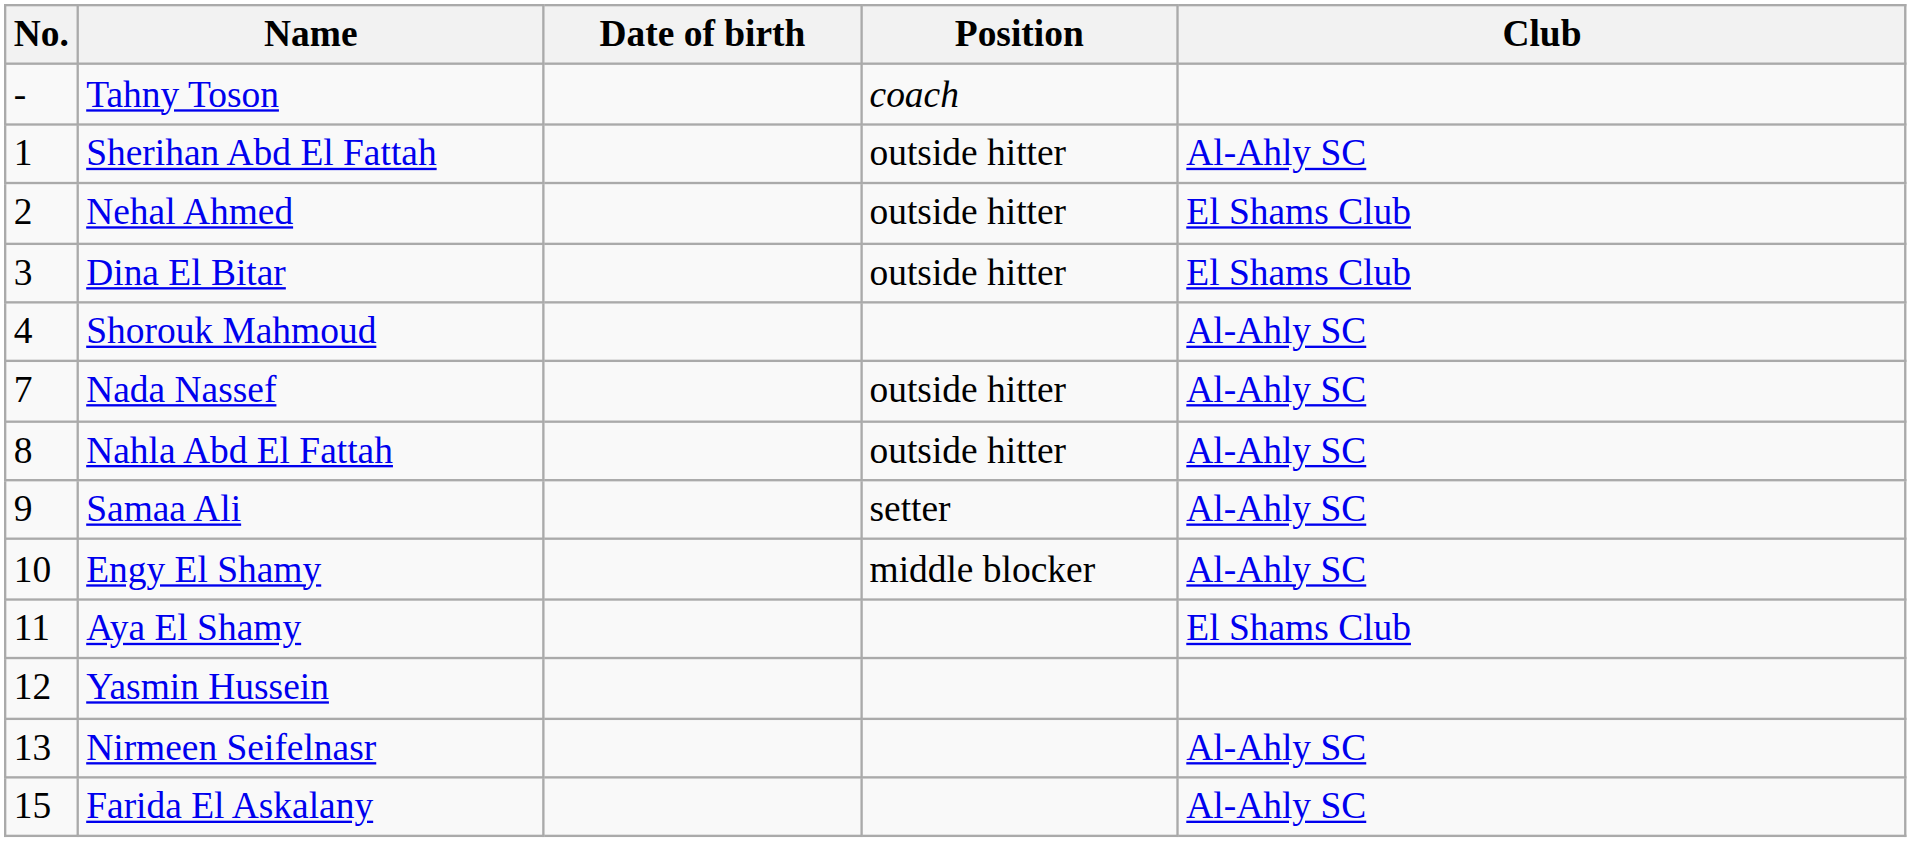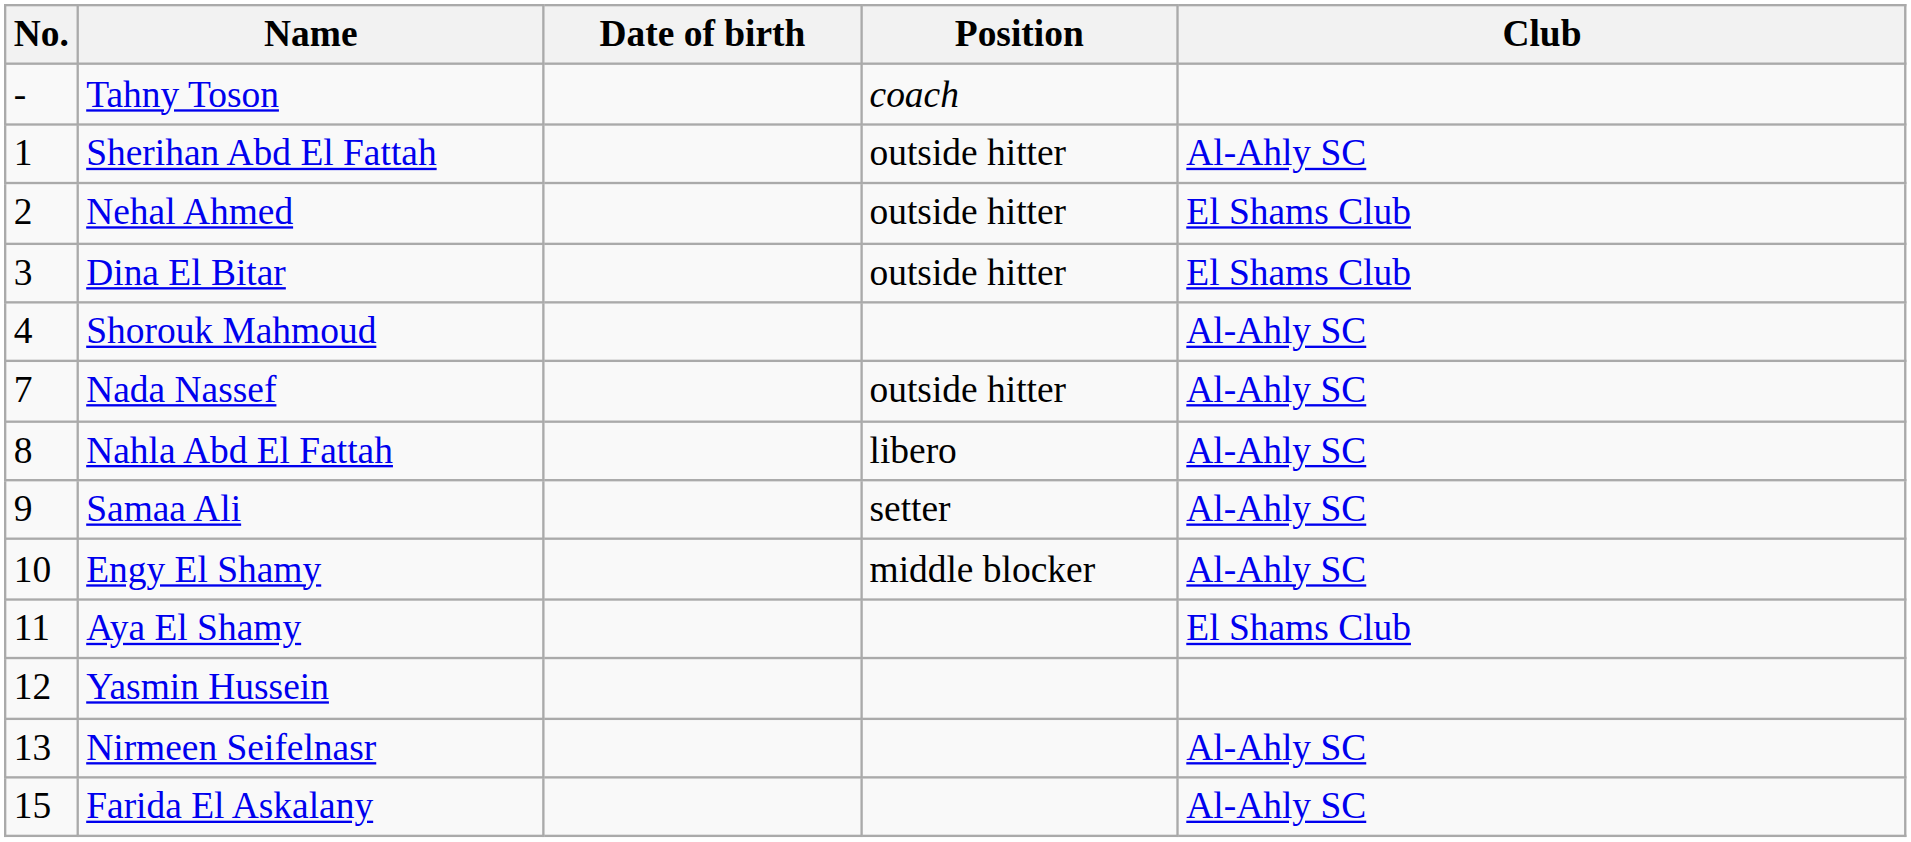(968, 449) outside hitter -> (913, 449) libero
